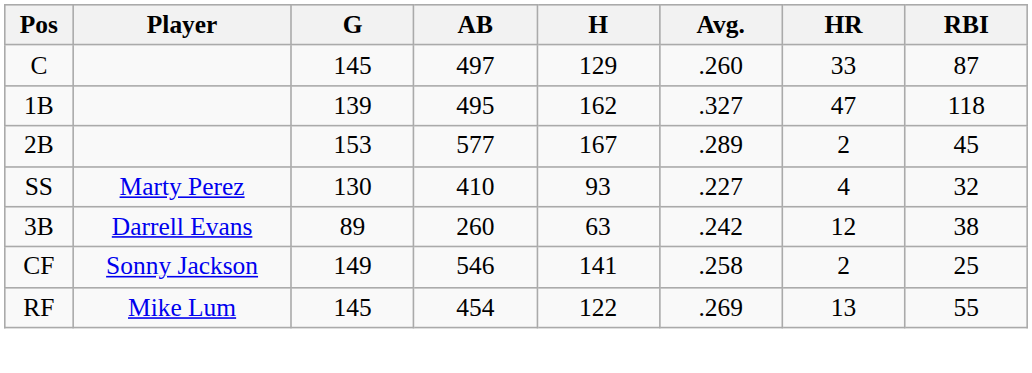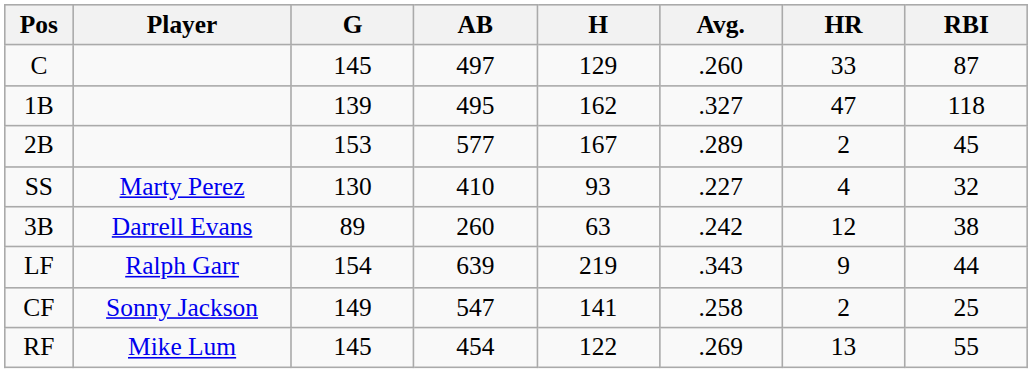+ row: (39, 266)
(475, 266) 546 -> (475, 307) 547
